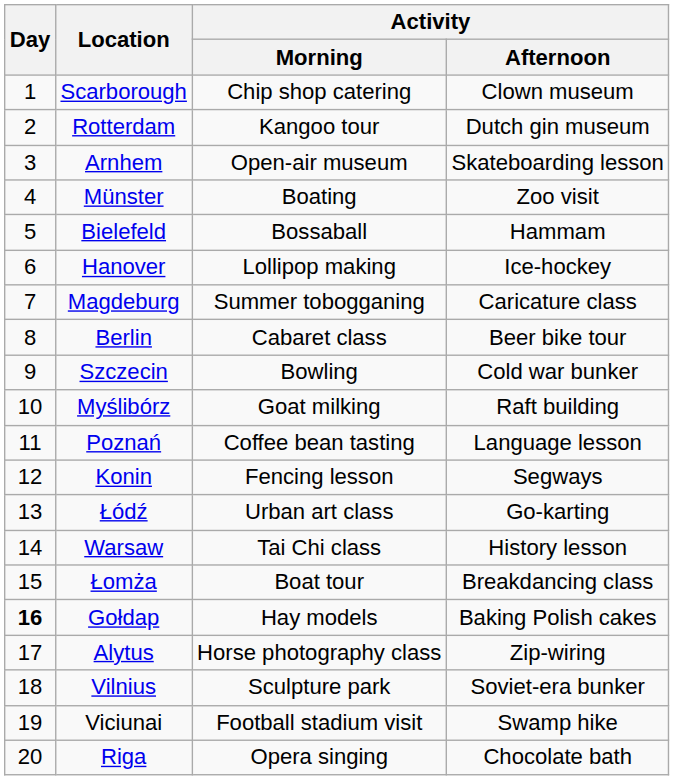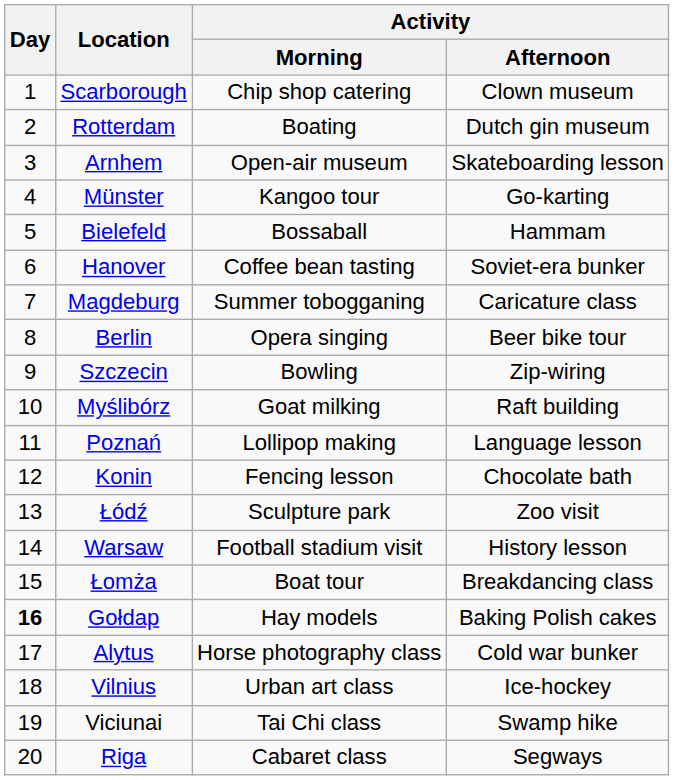(319, 127) Kangoo tour -> (319, 127) Boating
(319, 197) Boating -> (319, 197) Kangoo tour
(558, 197) Zoo visit -> (558, 197) Go-karting
(319, 267) Lollipop making -> (319, 267) Coffee bean tasting
(558, 267) Ice-hockey -> (558, 267) Soviet-era bunker
(319, 337) Cabaret class -> (319, 337) Opera singing
(558, 372) Cold war bunker -> (558, 372) Zip-wiring
(319, 442) Coffee bean tasting -> (319, 442) Lollipop making
(558, 477) Segways -> (558, 477) Chocolate bath
(319, 512) Urban art class -> (319, 512) Sculpture park
(558, 512) Go-karting -> (558, 512) Zoo visit
(319, 547) Tai Chi class -> (319, 547) Football stadium visit
(558, 652) Zip-wiring -> (558, 652) Cold war bunker
(319, 687) Sculpture park -> (319, 687) Urban art class
(558, 687) Soviet-era bunker -> (558, 687) Ice-hockey
(319, 722) Football stadium visit -> (319, 722) Tai Chi class
(319, 757) Opera singing -> (319, 757) Cabaret class
(558, 757) Chocolate bath -> (558, 757) Segways
